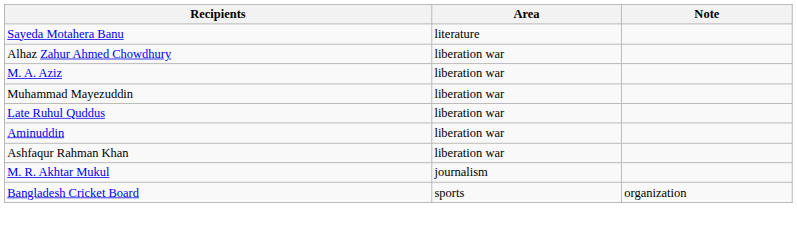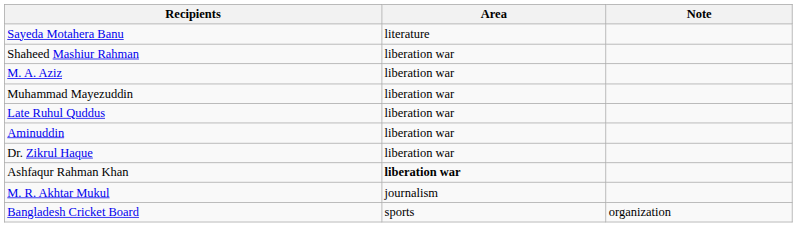+ row: (73, 53)
- row: (89, 53)
+ row: (50, 152)
(469, 152) normal -> (423, 172) bold
